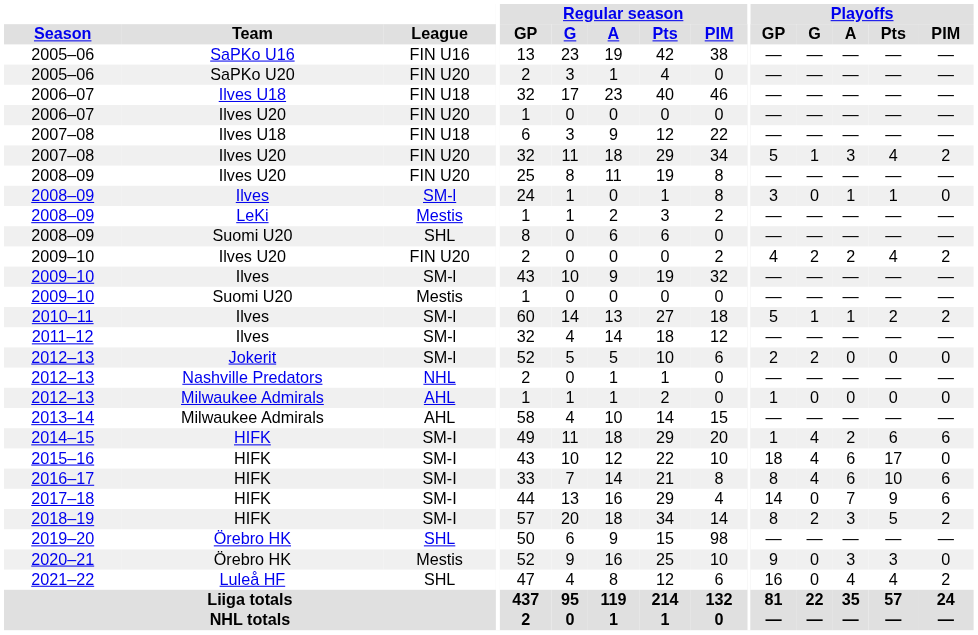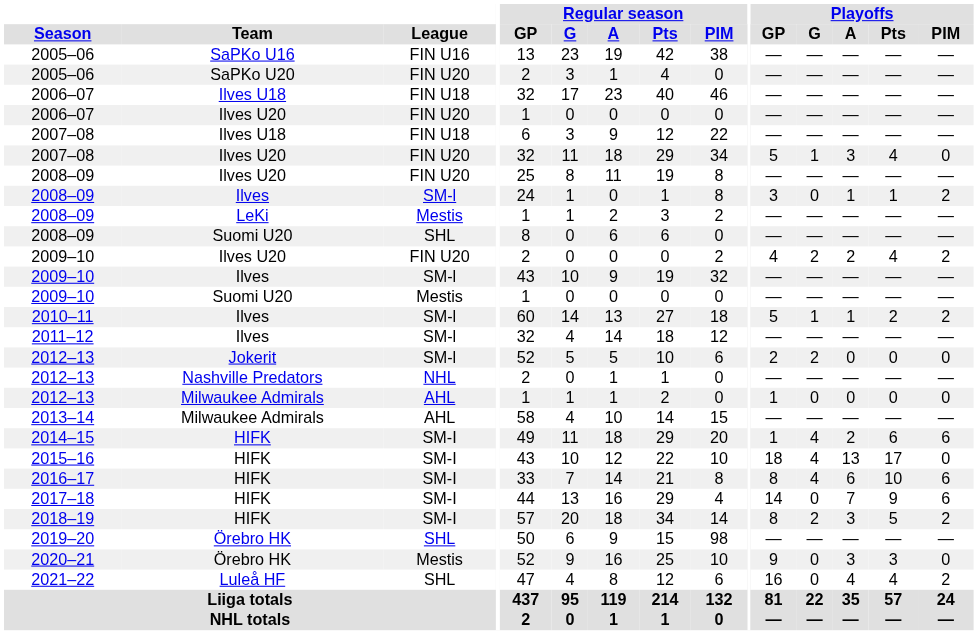(946, 155) 2 -> (946, 155) 0
(946, 195) 0 -> (946, 195) 2
(851, 458) 6 -> (851, 458) 13
